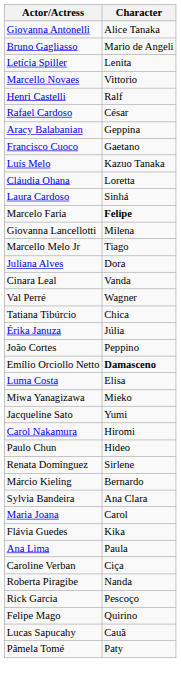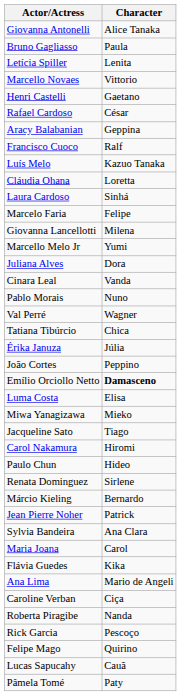(139, 46) Mario de Angeli -> (116, 46) Paula
(113, 96) Ralf -> (122, 96) Gaetano
(122, 146) Gaetano -> (113, 146) Ralf
(118, 213) bold -> (118, 213) normal
(116, 247) Tiago -> (116, 247) Yumi
+ row: (35, 297)
(116, 414) Yumi -> (116, 431) Tiago
+ row: (45, 515)
(116, 548) Paula -> (139, 582) Mario de Angeli
